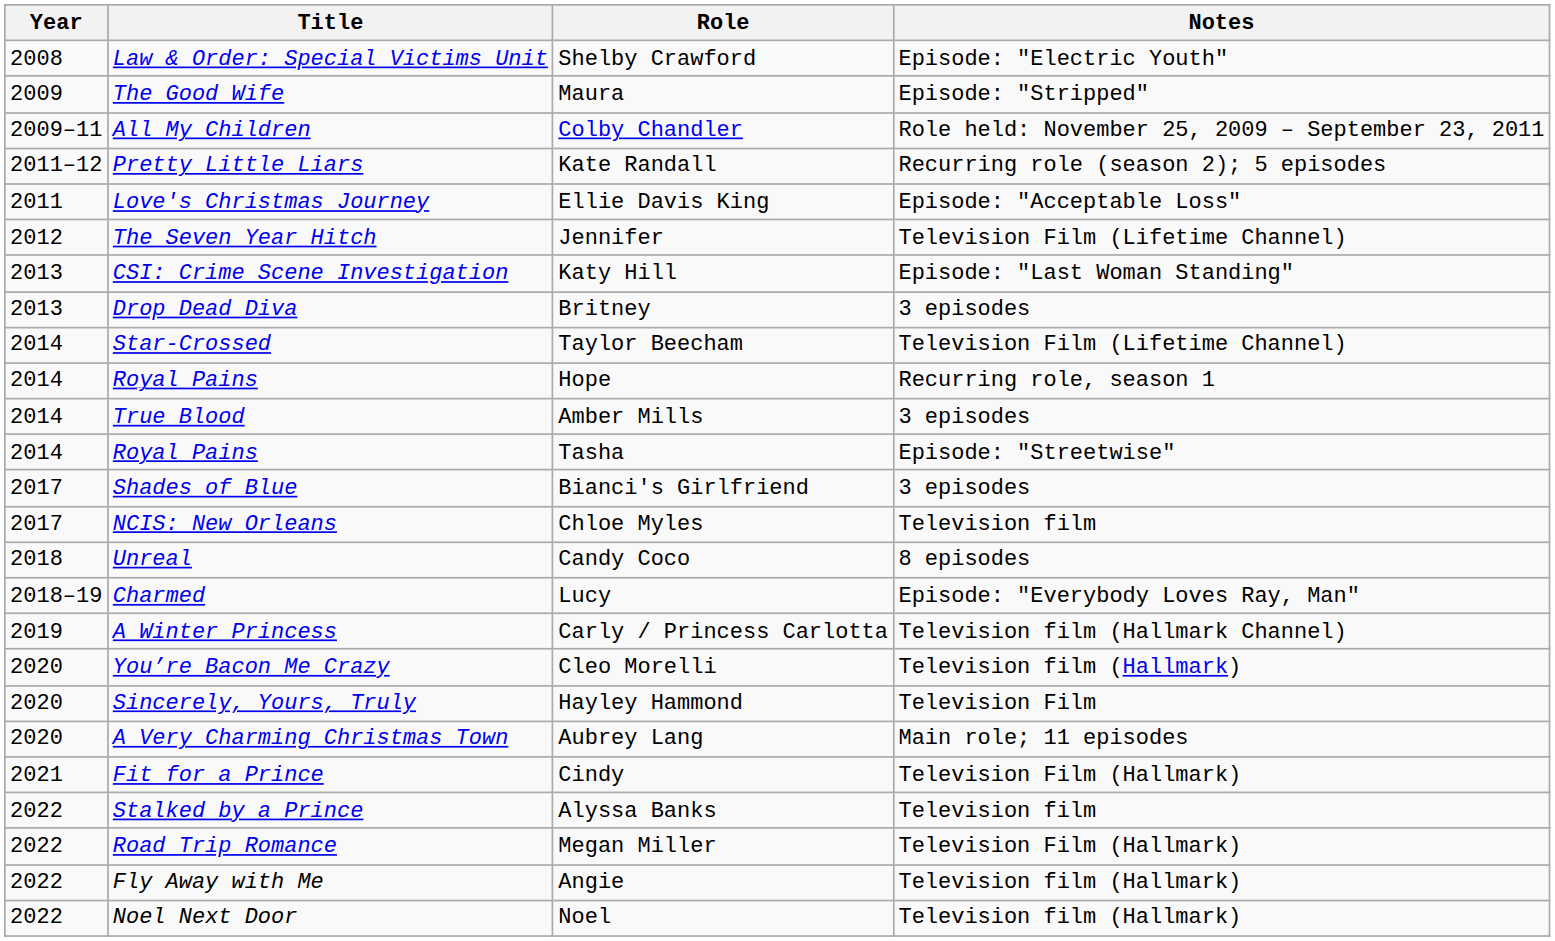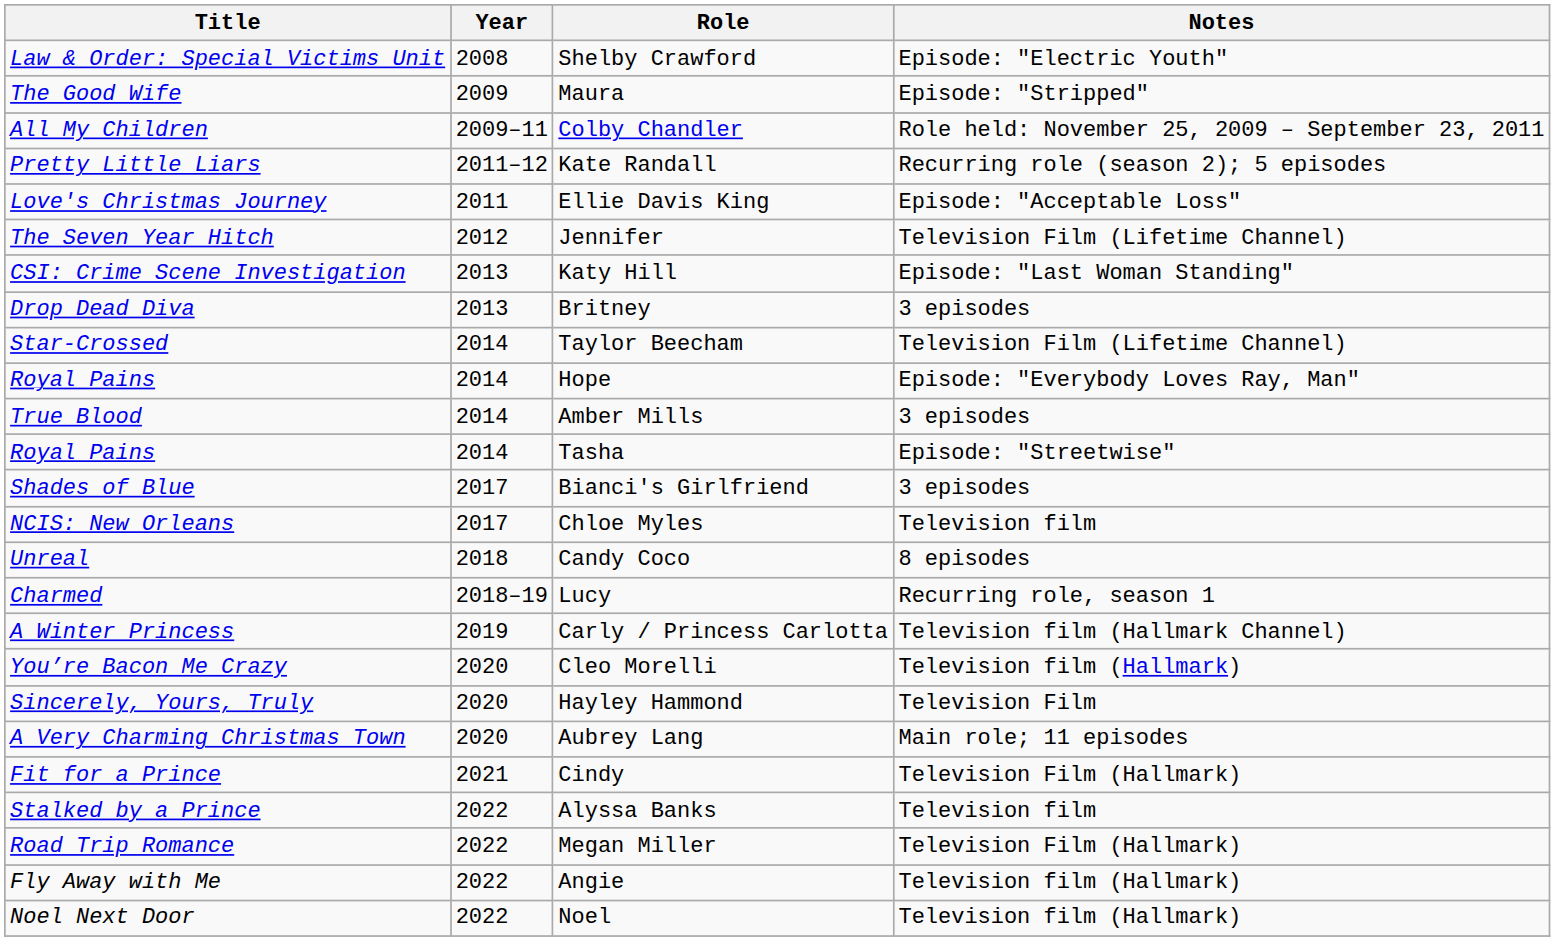columns swapped: (56, 23) <-> (330, 23)
(1057, 381) Recurring role, season 1 -> (1129, 381) Episode: "Everybody Loves Ray, Man"
(1129, 596) Episode: "Everybody Loves Ray, Man" -> (1057, 596) Recurring role, season 1
